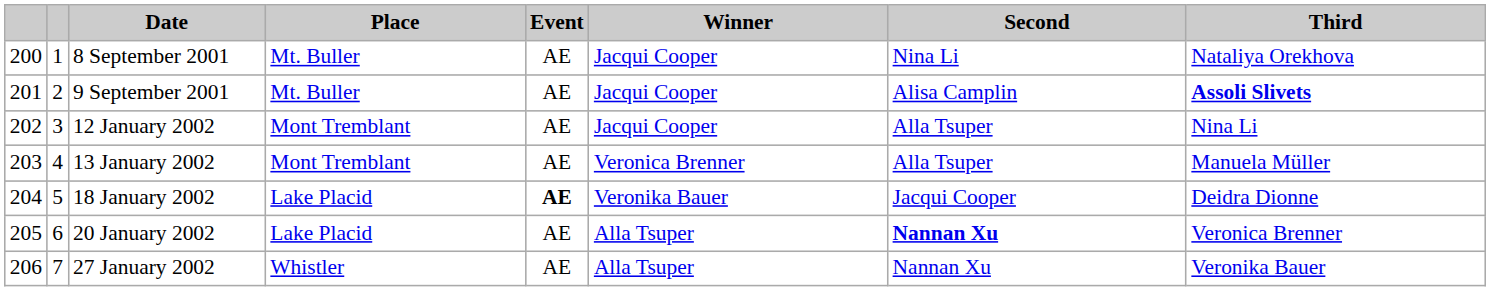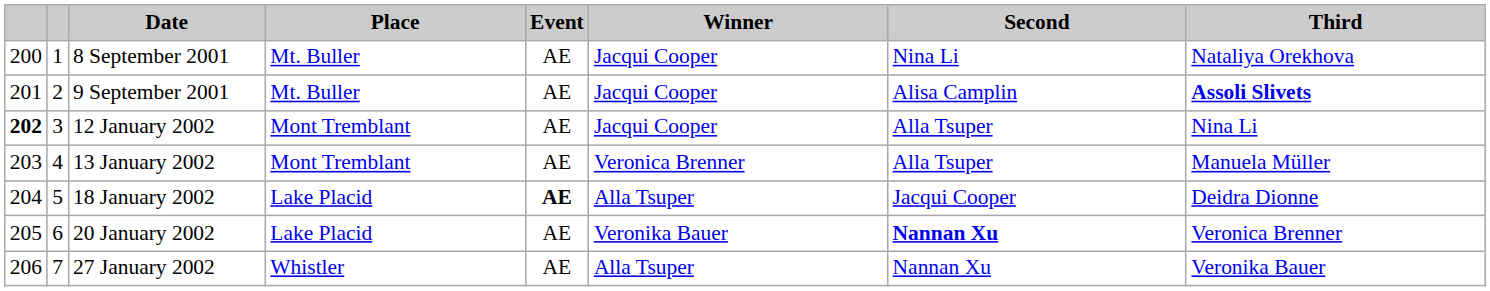(26, 127) normal -> (26, 127) bold
(661, 197) Veronika Bauer -> (644, 197) Alla Tsuper
(644, 232) Alla Tsuper -> (661, 232) Veronika Bauer
